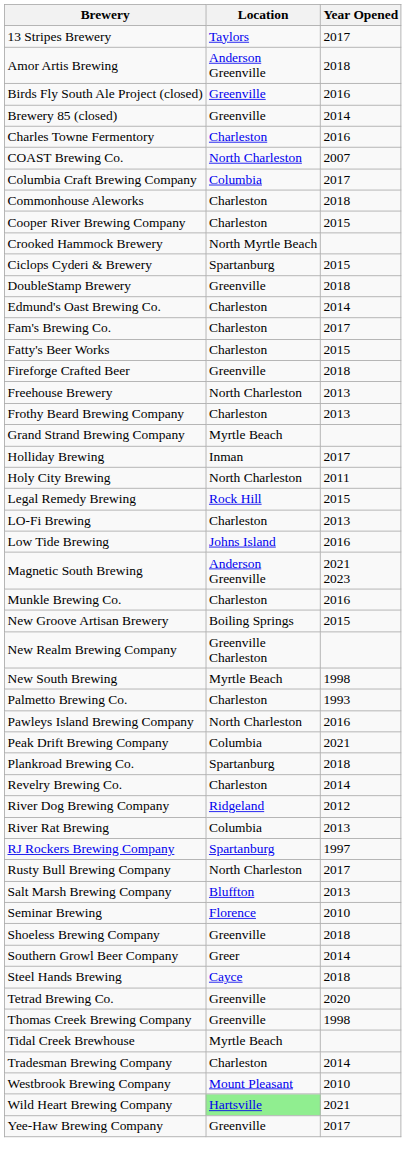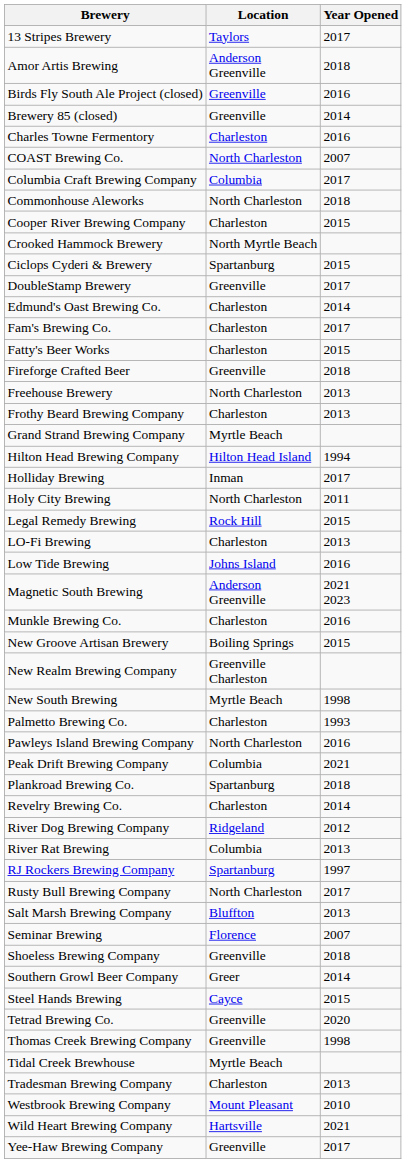(238, 200) Charleston -> (255, 200) North Charleston
(337, 286) 2018 -> (337, 286) 2017
+ row: (93, 456)
(337, 913) 2010 -> (337, 934) 2007
(337, 977) 2018 -> (337, 998) 2015
(337, 1062) 2014 -> (337, 1083) 2013
(235, 1104) lightgreen background -> (235, 1126) no background
